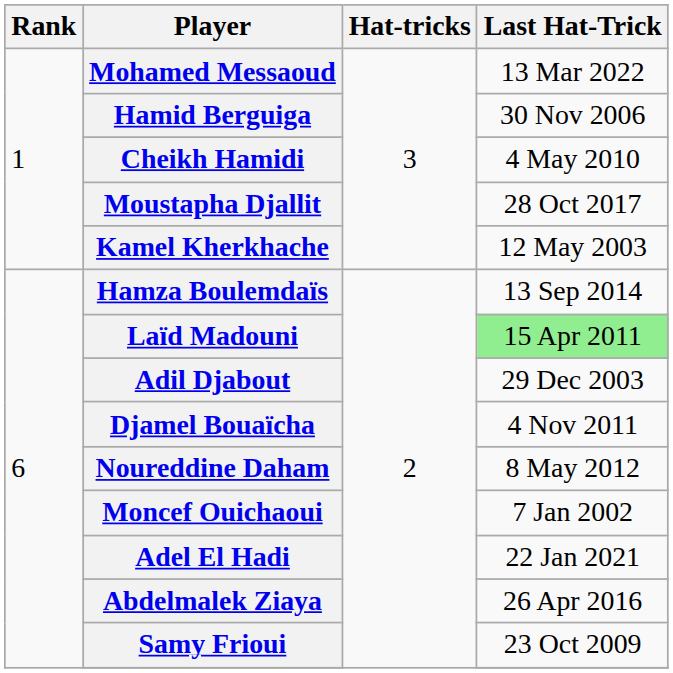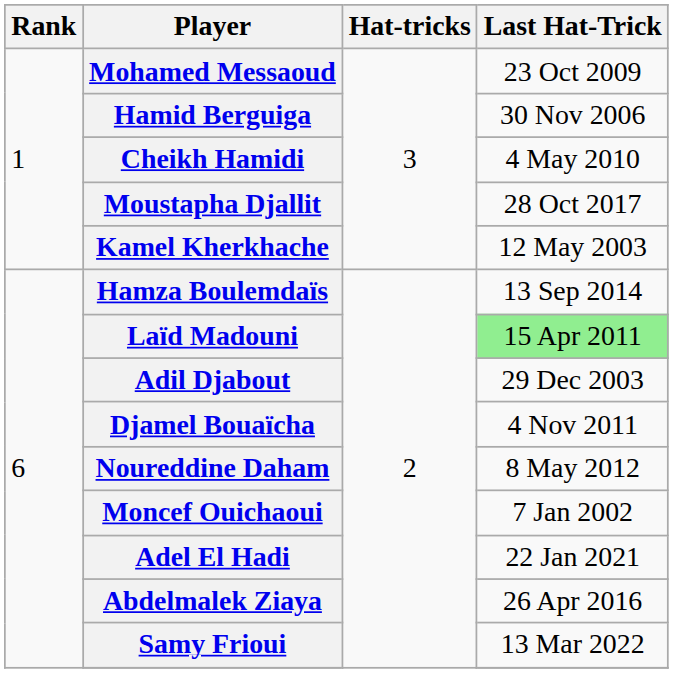(573, 70) 13 Mar 2022 -> (573, 70) 23 Oct 2009
(573, 644) 23 Oct 2009 -> (573, 644) 13 Mar 2022
